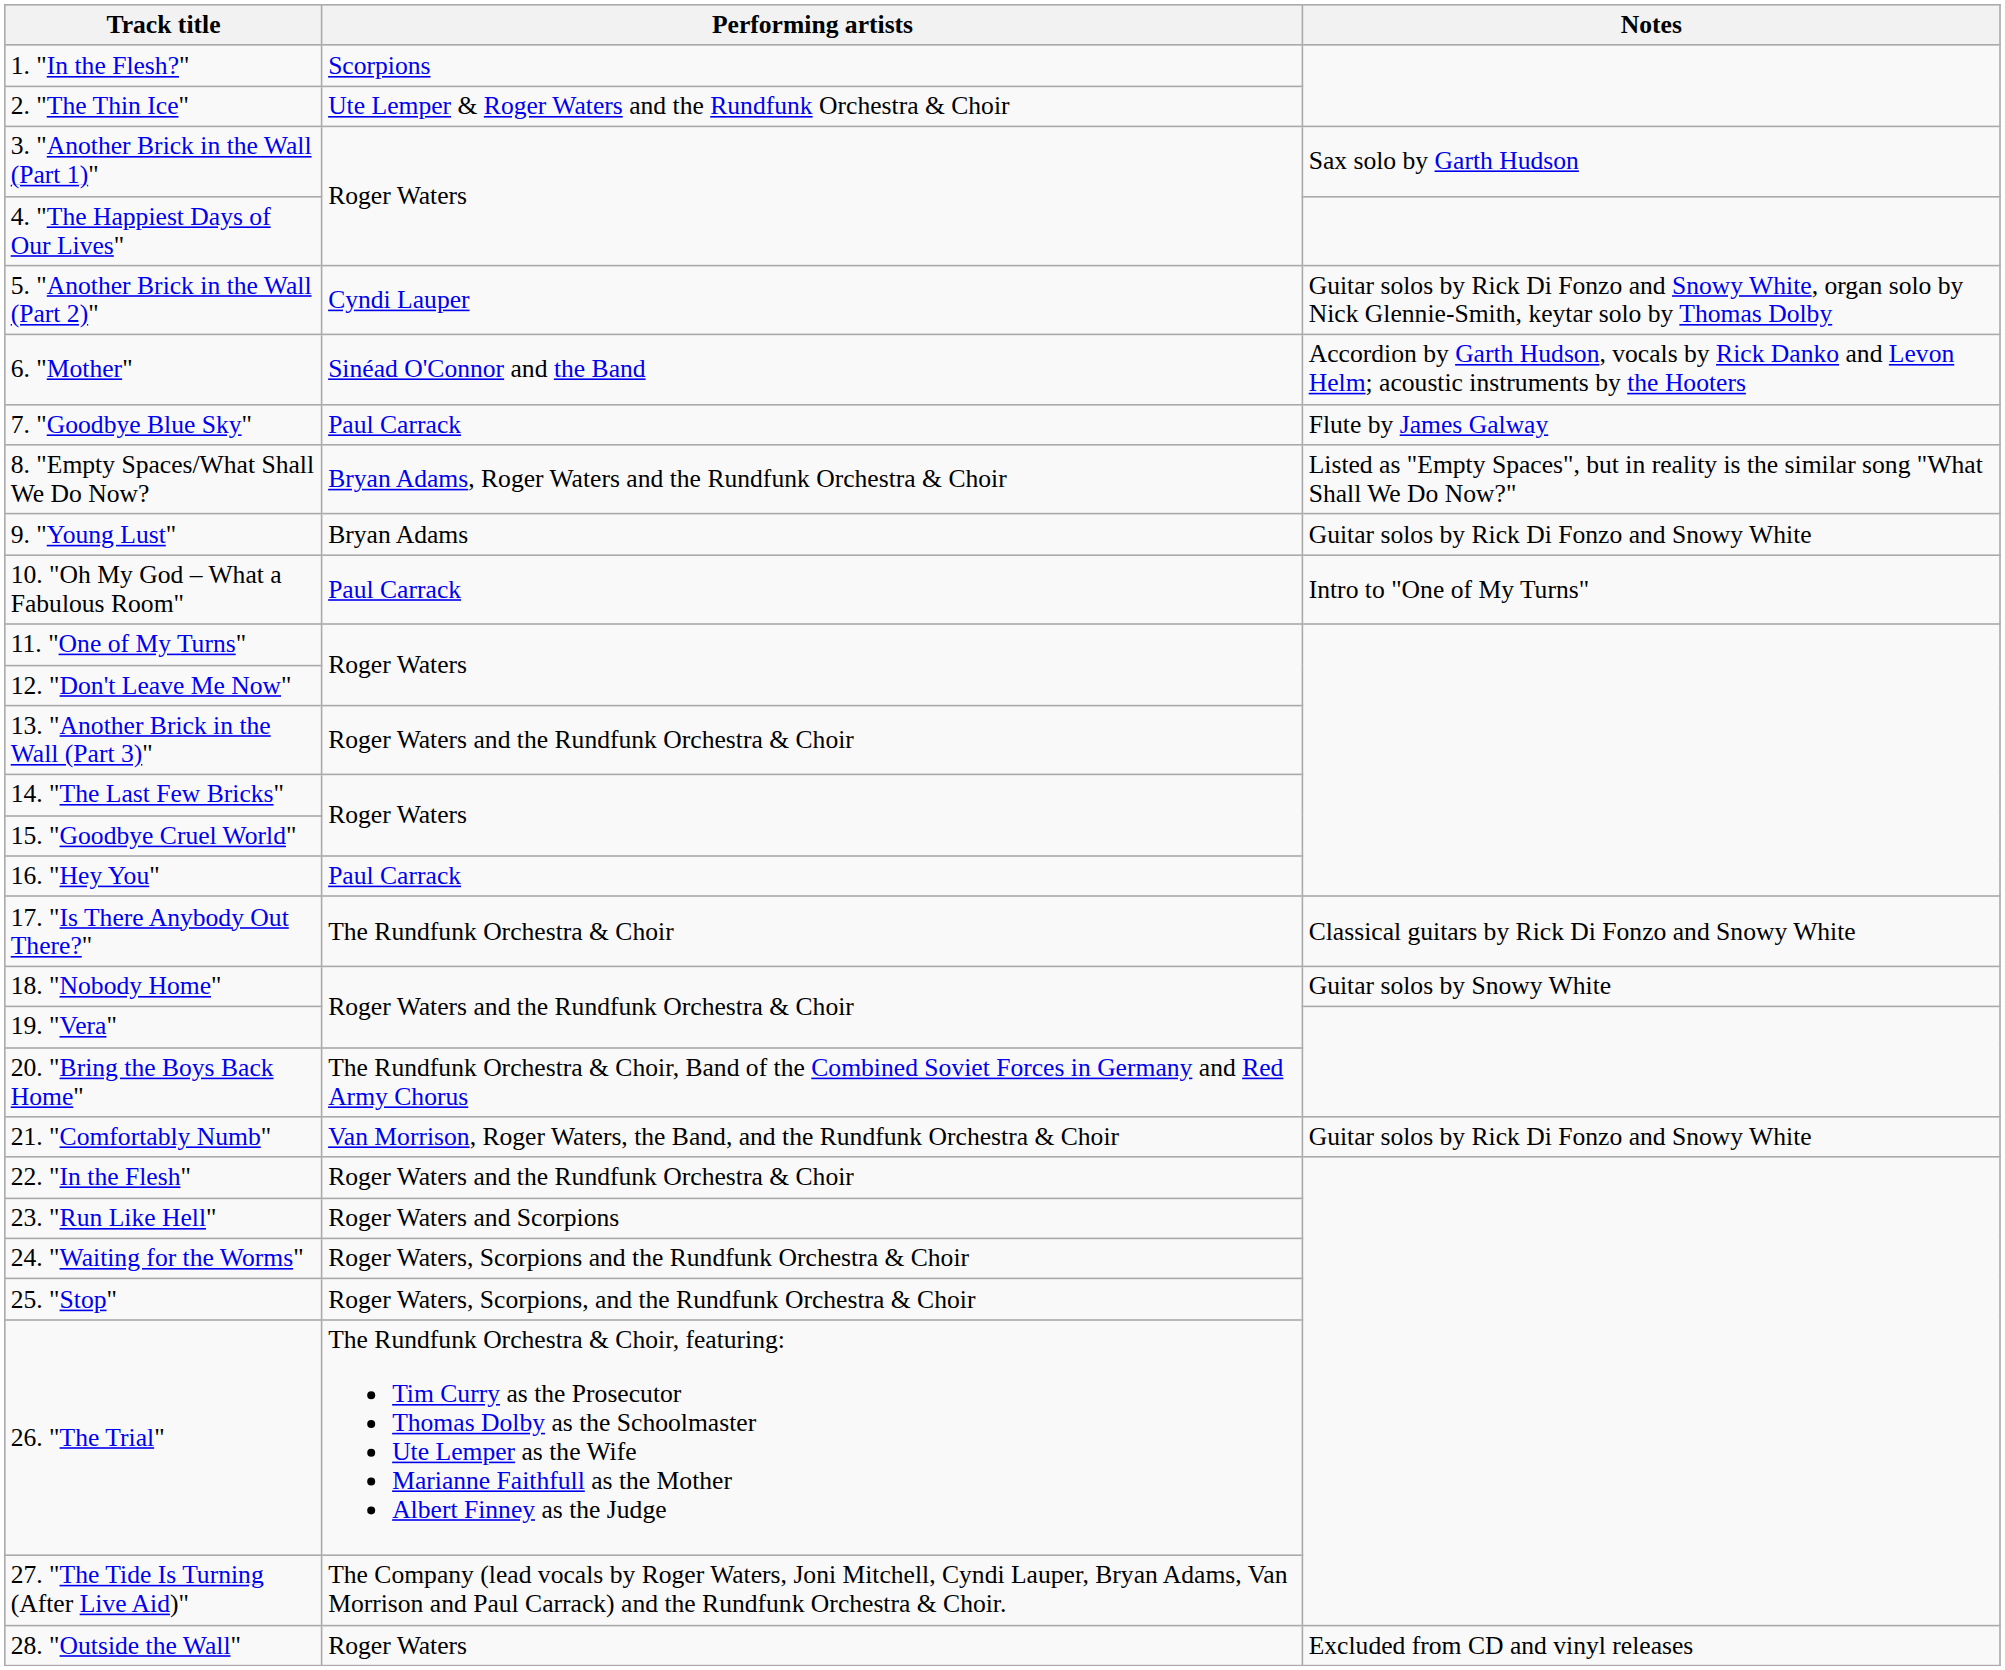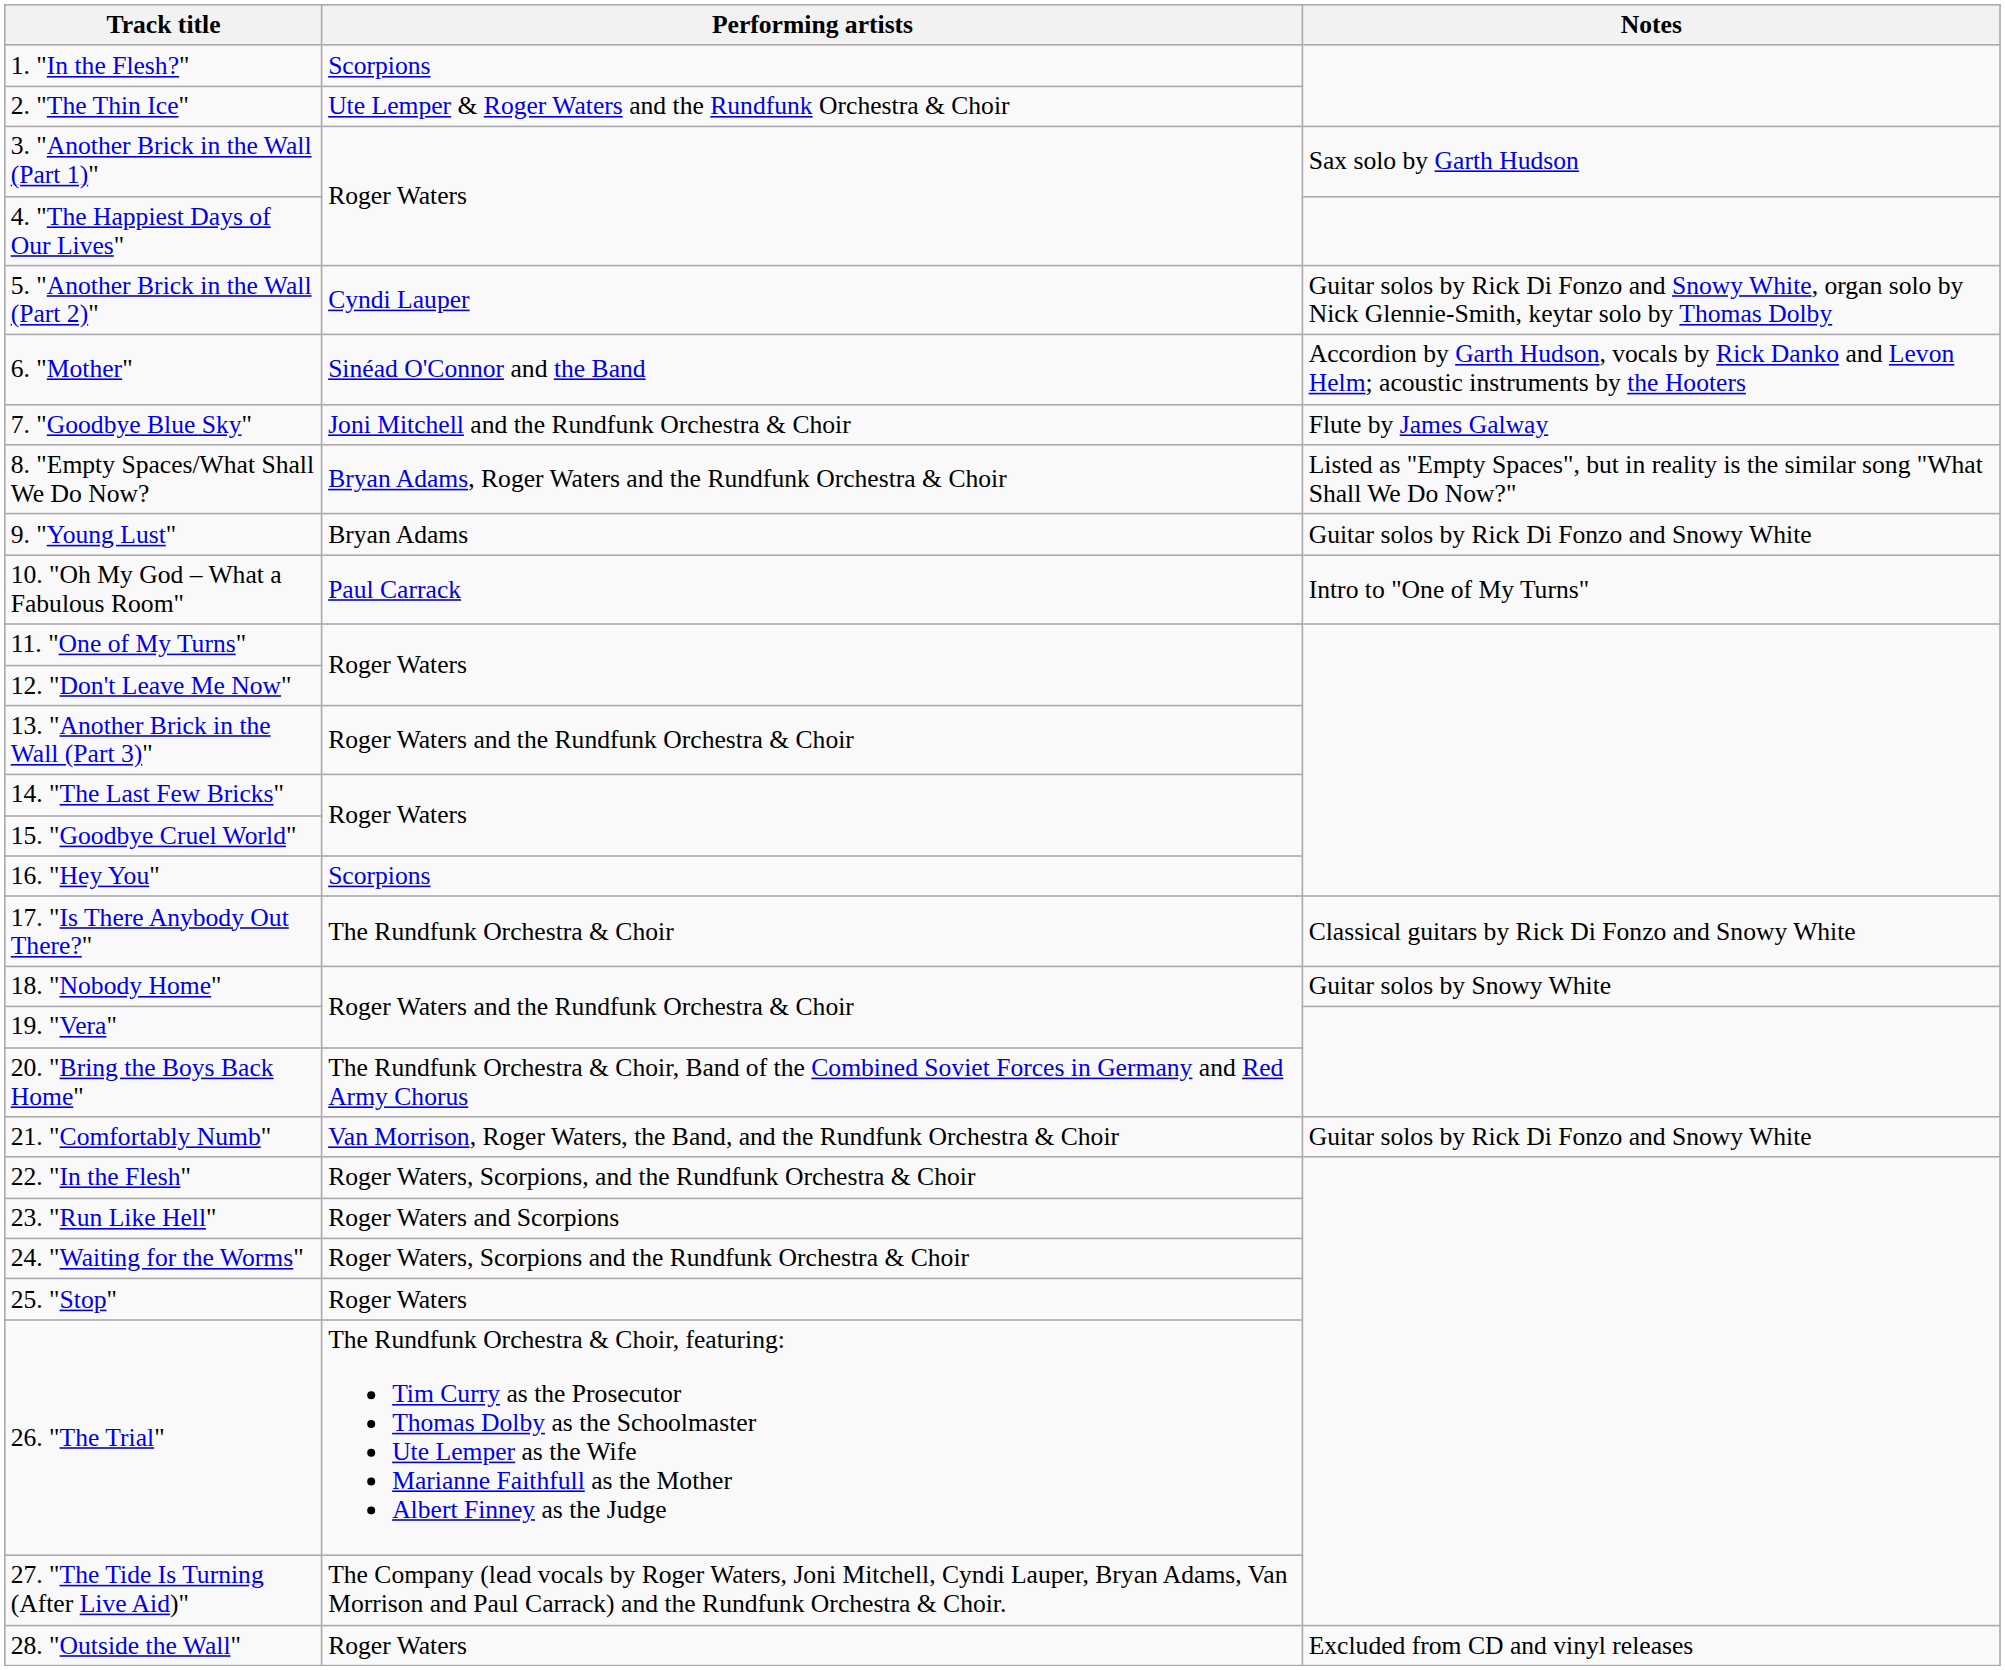(395, 424) Paul Carrack -> (589, 424) Joni Mitchell and the Rundfunk Orchestra & Choir
(395, 876) Paul Carrack -> (379, 876) Scorpions
(591, 1177) Roger Waters and the Rundfunk Orchestra & Choir -> (652, 1177) Roger Waters, Scorpions, and the Rundfunk Orchestra & Choir
(652, 1298) Roger Waters, Scorpions, and the Rundfunk Orchestra & Choir -> (398, 1298) Roger Waters
